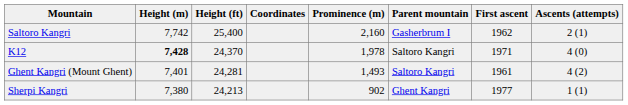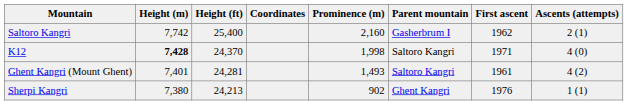(373, 52) 1,978 -> (373, 52) 1,998
(502, 90) 1977 -> (502, 90) 1976
